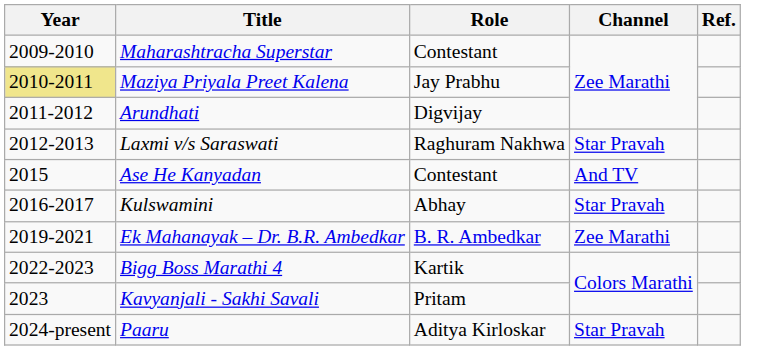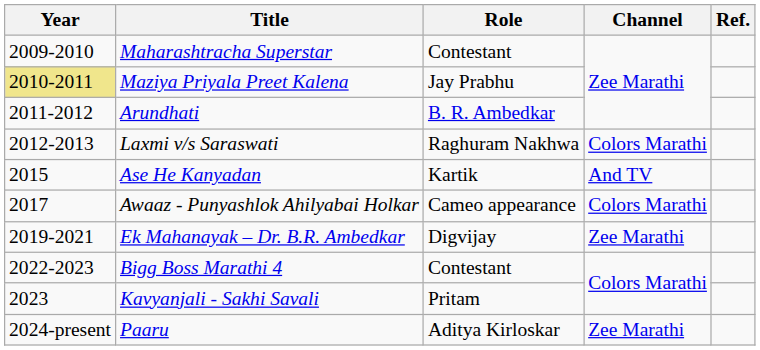(448, 112) Digvijay -> (491, 112) B. R. Ambedkar
(619, 143) Star Pravah -> (648, 143) Colors Marathi
(456, 174) Contestant -> (453, 174) Kartik
- row: (167, 205)
+ row: (269, 205)
(477, 236) B. R. Ambedkar -> (462, 236) Digvijay
(439, 267) Kartik -> (470, 267) Contestant
(619, 329) Star Pravah -> (636, 329) Zee Marathi
